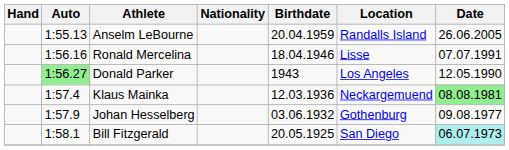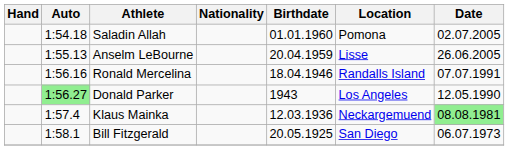+ row: (129, 34)
(383, 34) Randalls Island -> (353, 54) Lisse
(355, 54) Lisse -> (382, 74) Randalls Island
- row: (144, 114)
(470, 134) paleturquoise background -> (469, 134) no background
